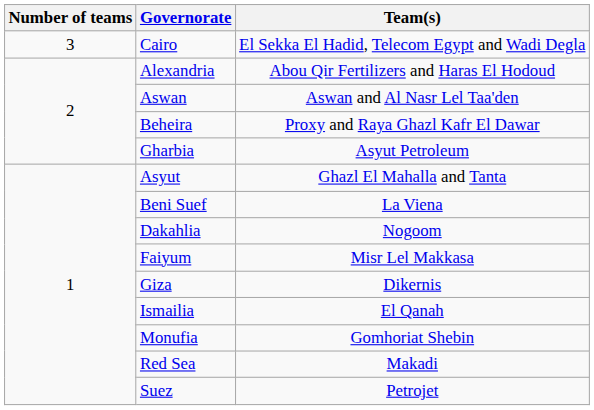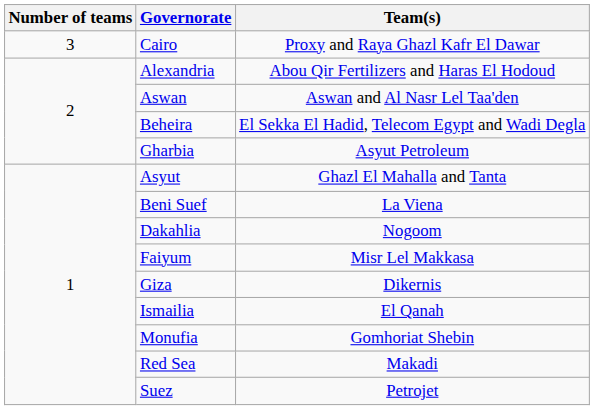(412, 44) El Sekka El Hadid, Telecom Egypt and Wadi Degla -> (412, 44) Proxy and Raya Ghazl Kafr El Dawar
(412, 124) Proxy and Raya Ghazl Kafr El Dawar -> (412, 124) El Sekka El Hadid, Telecom Egypt and Wadi Degla
